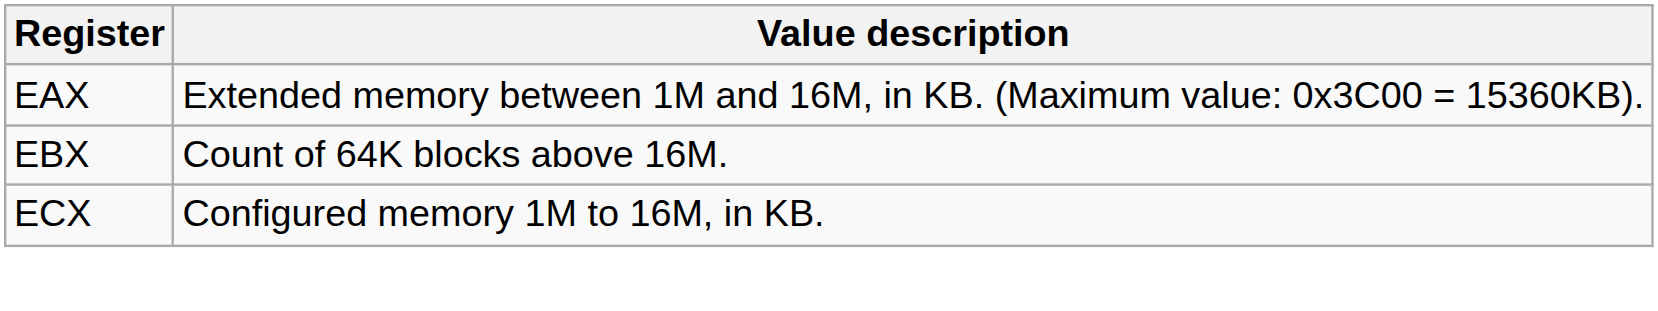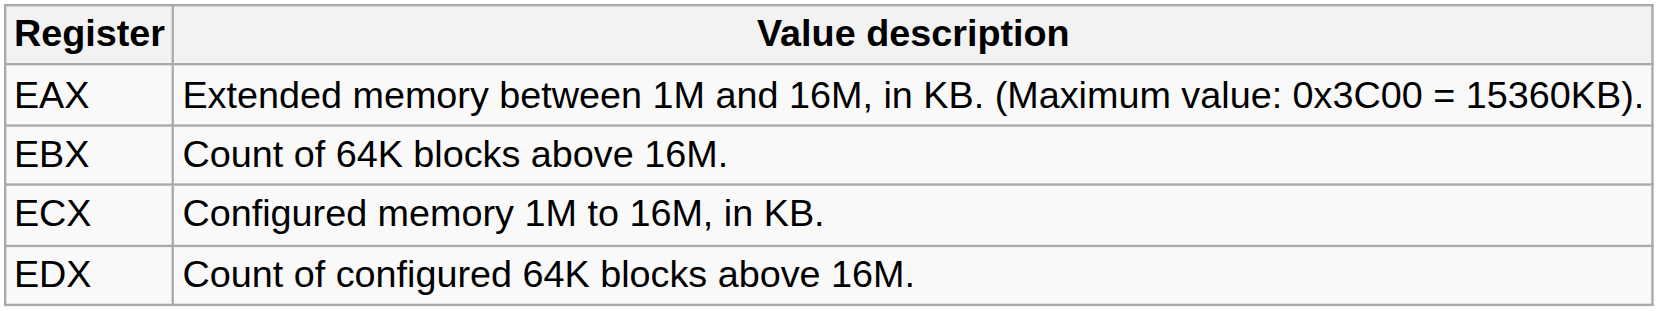+ row: (53, 273)
